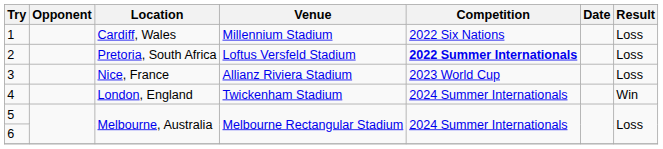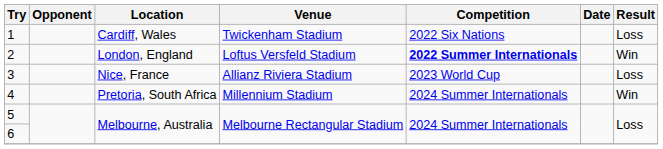(277, 35) Millennium Stadium -> (282, 35) Twickenham Stadium
(157, 55) Pretoria, South Africa -> (145, 55) London, England
(630, 55) Loss -> (627, 55) Win
(145, 94) London, England -> (157, 94) Pretoria, South Africa
(282, 94) Twickenham Stadium -> (277, 94) Millennium Stadium
